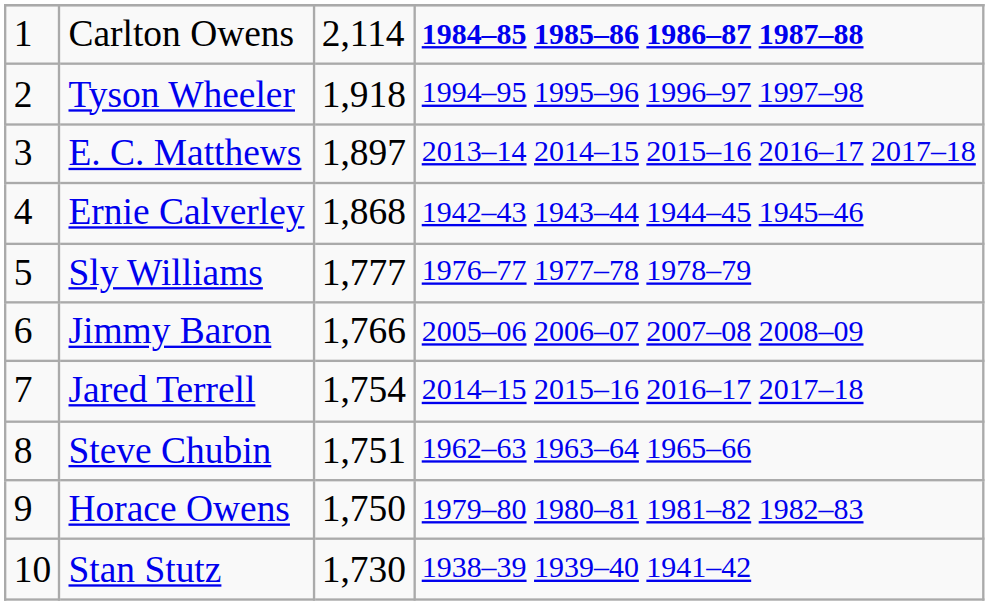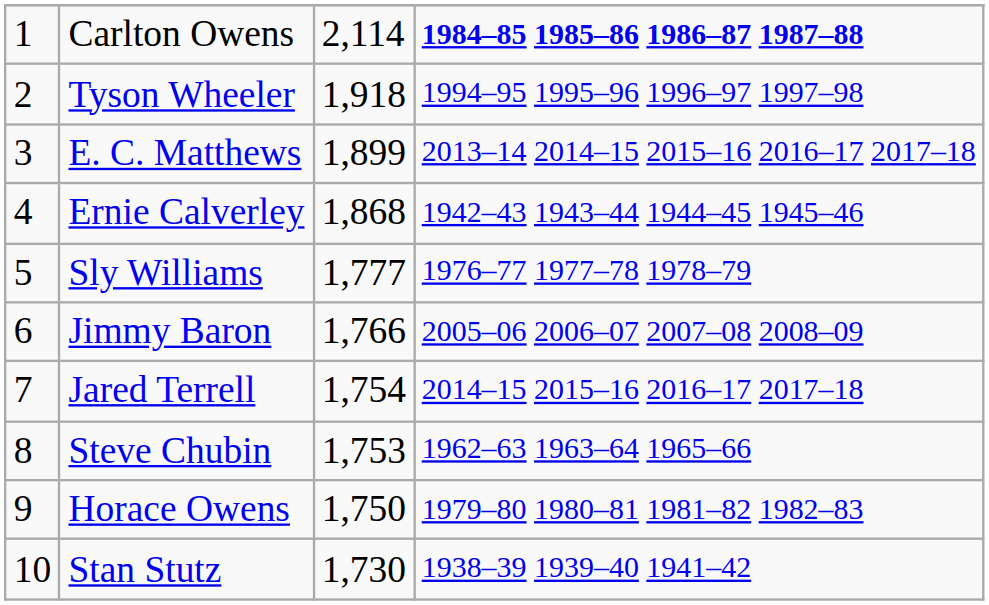(364, 152) 1,897 -> (364, 152) 1,899
(364, 449) 1,751 -> (364, 449) 1,753
